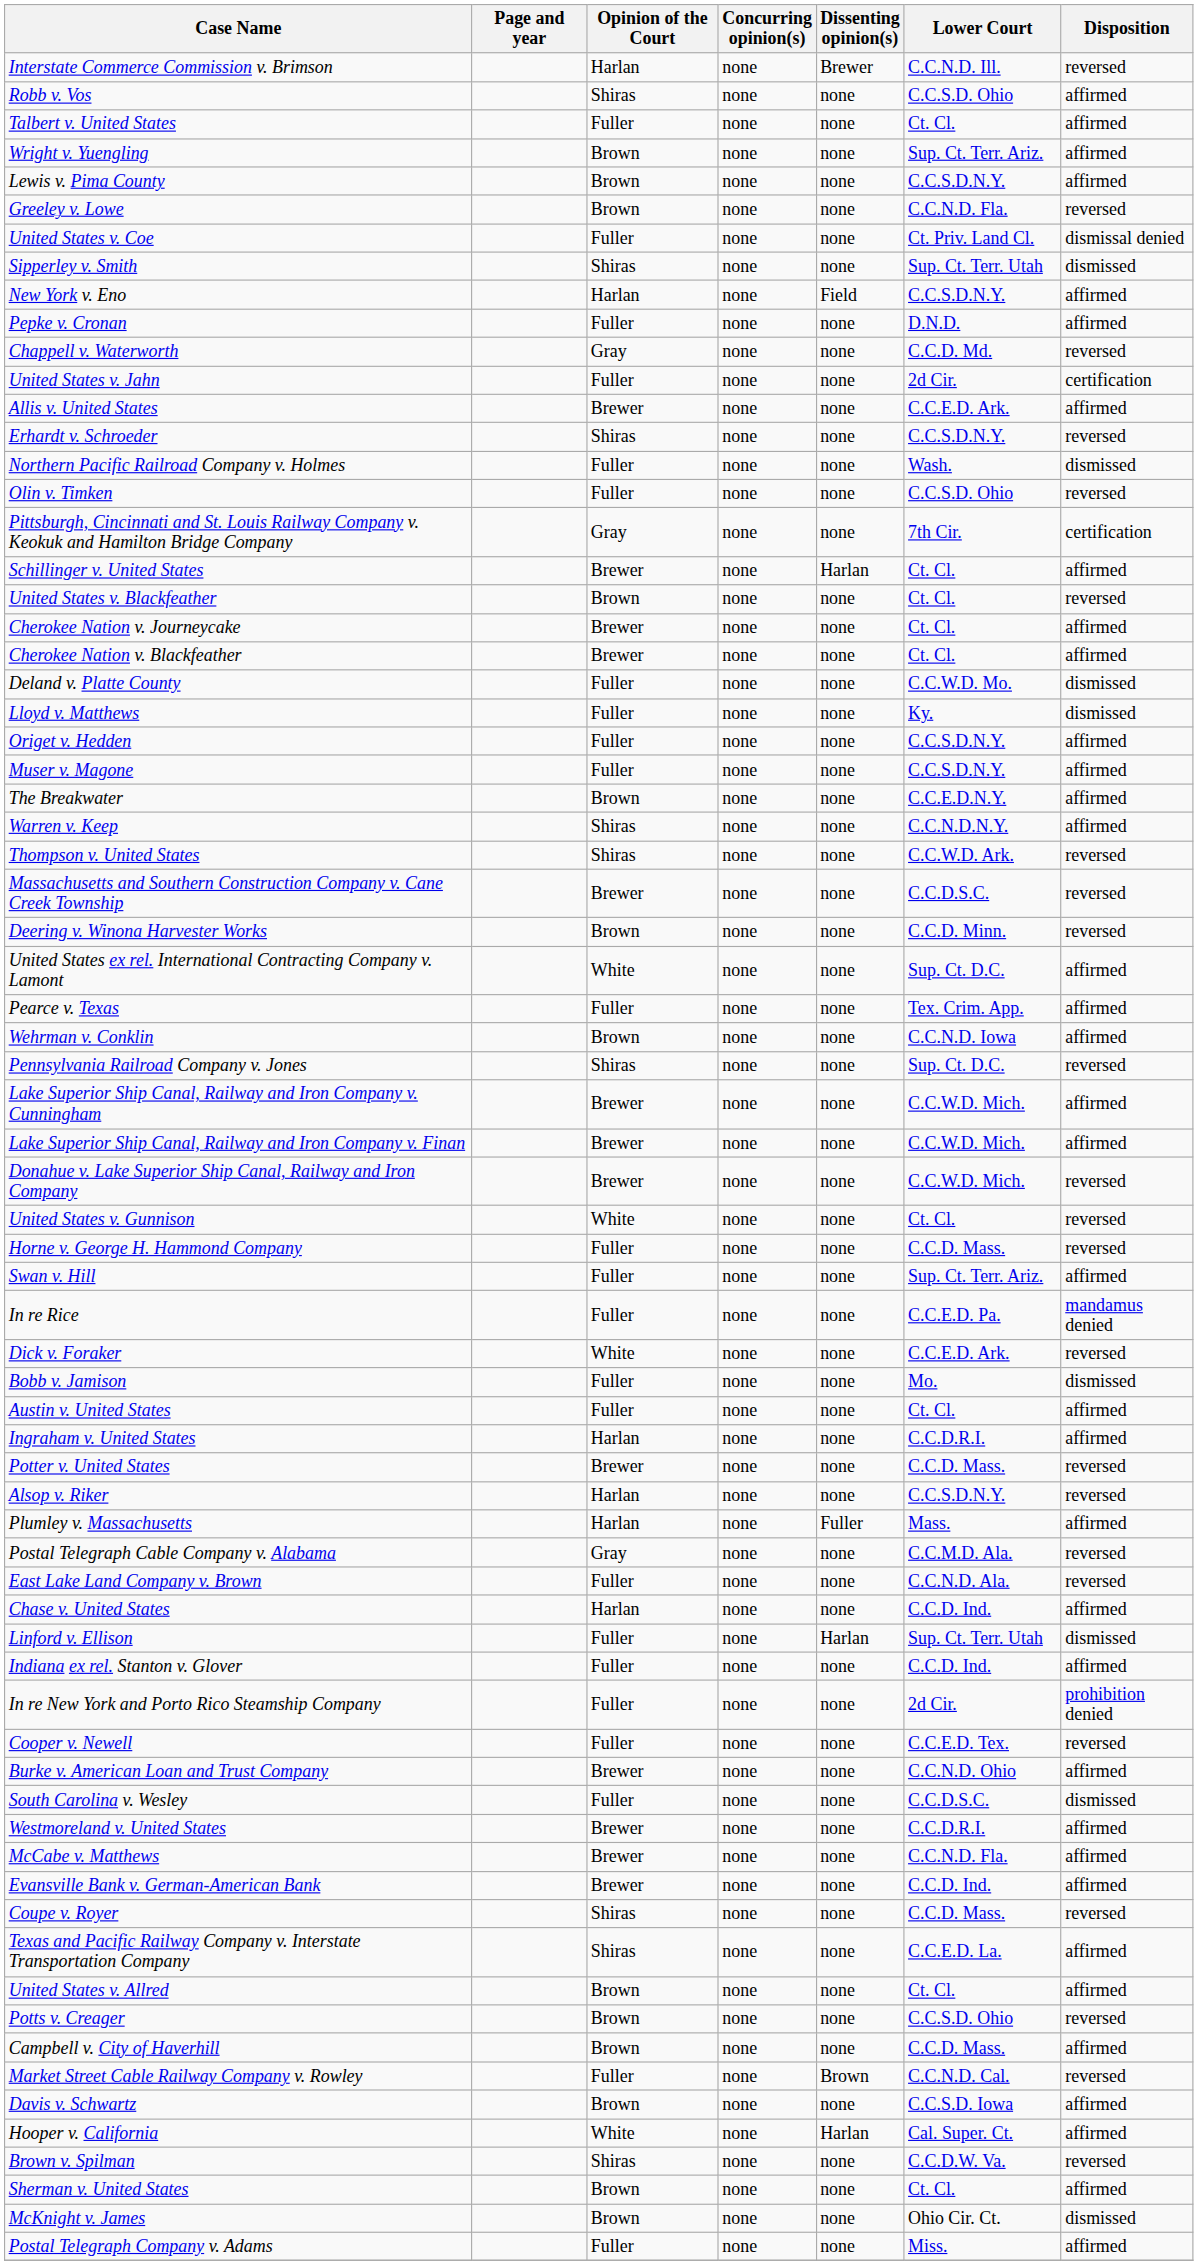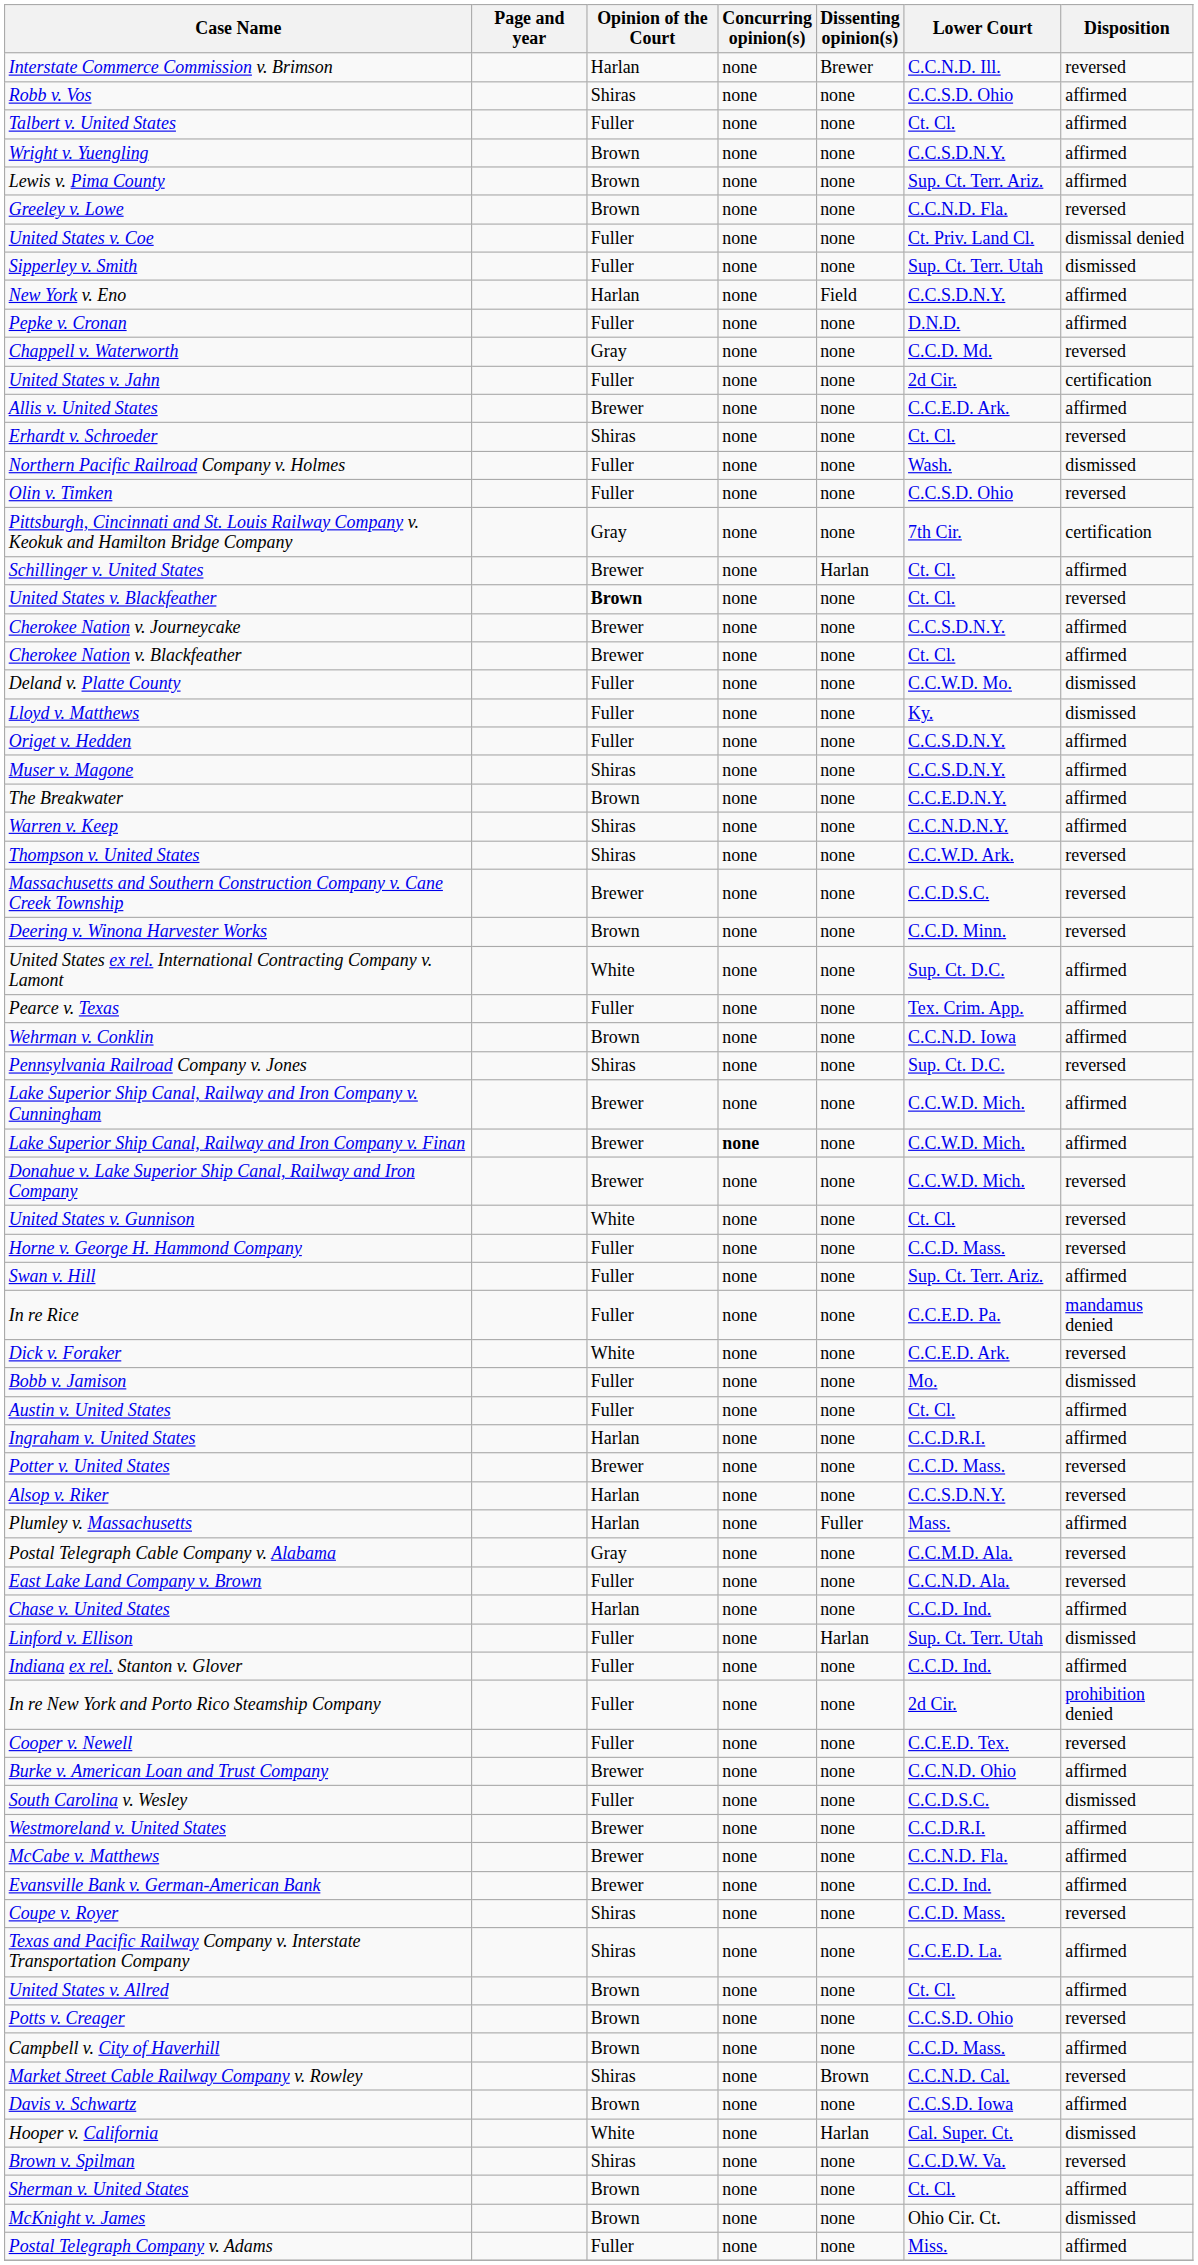(976, 152) Sup. Ct. Terr. Ariz. -> (957, 152) C.C.S.D.N.Y.
(957, 180) C.C.S.D.N.Y. -> (976, 180) Sup. Ct. Terr. Ariz.
(613, 266) Shiras -> (612, 266) Fuller
(957, 436) C.C.S.D.N.Y. -> (932, 436) Ct. Cl.
(615, 599) normal -> (617, 599) bold
(932, 627) Ct. Cl. -> (957, 627) C.C.S.D.N.Y.
(612, 769) Fuller -> (613, 769) Shiras
(740, 1142) normal -> (741, 1142) bold
(612, 2075) Fuller -> (613, 2075) Shiras
(1096, 2132) affirmed -> (1101, 2132) dismissed
